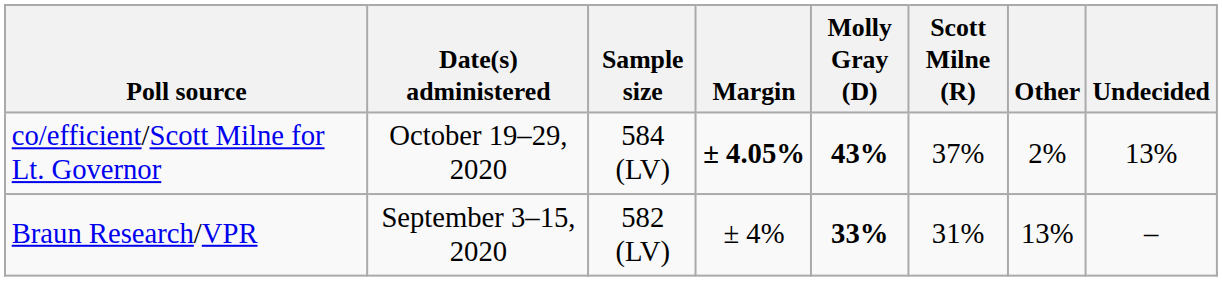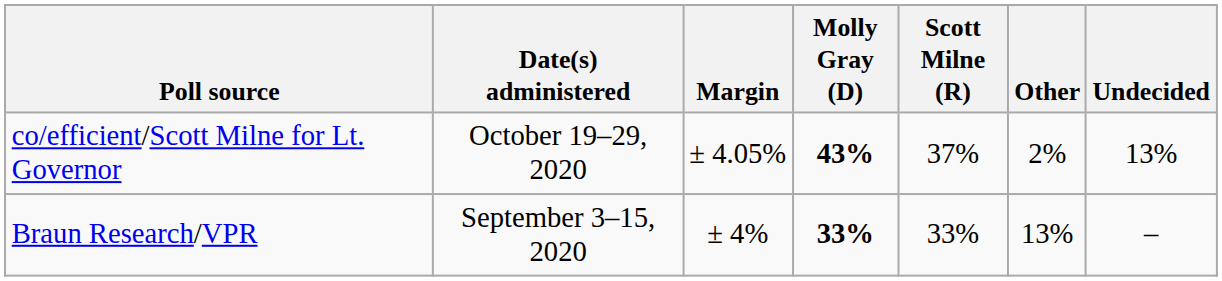- column: (643, 74)
(754, 153) bold -> (738, 153) normal
(958, 234) 31% -> (953, 234) 33%
